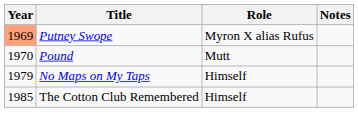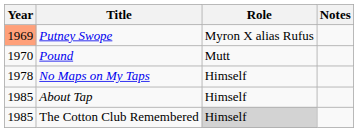(20, 76) 1979 -> (20, 76) 1978
+ row: (66, 96)
(226, 96) no background -> (226, 117) lightgrey background
